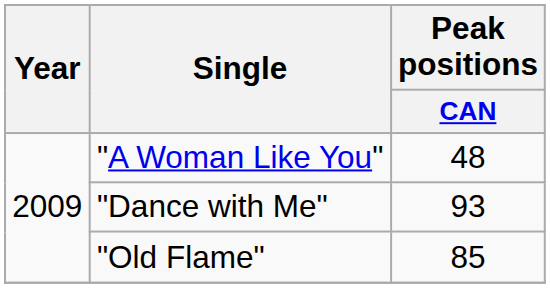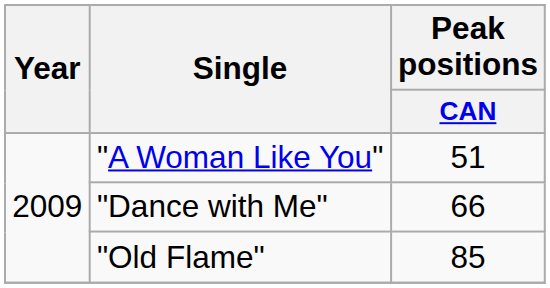(468, 156) 48 -> (468, 156) 51
(468, 206) 93 -> (468, 206) 66
